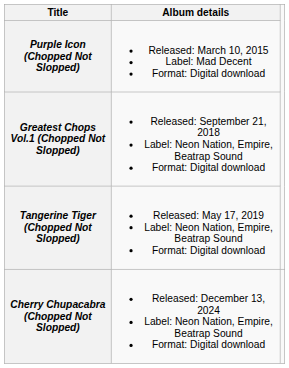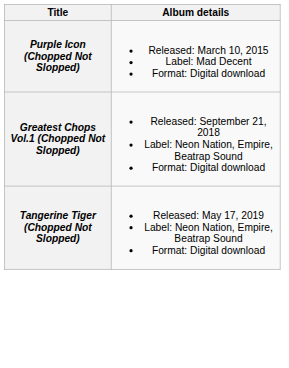- row: (58, 316)
